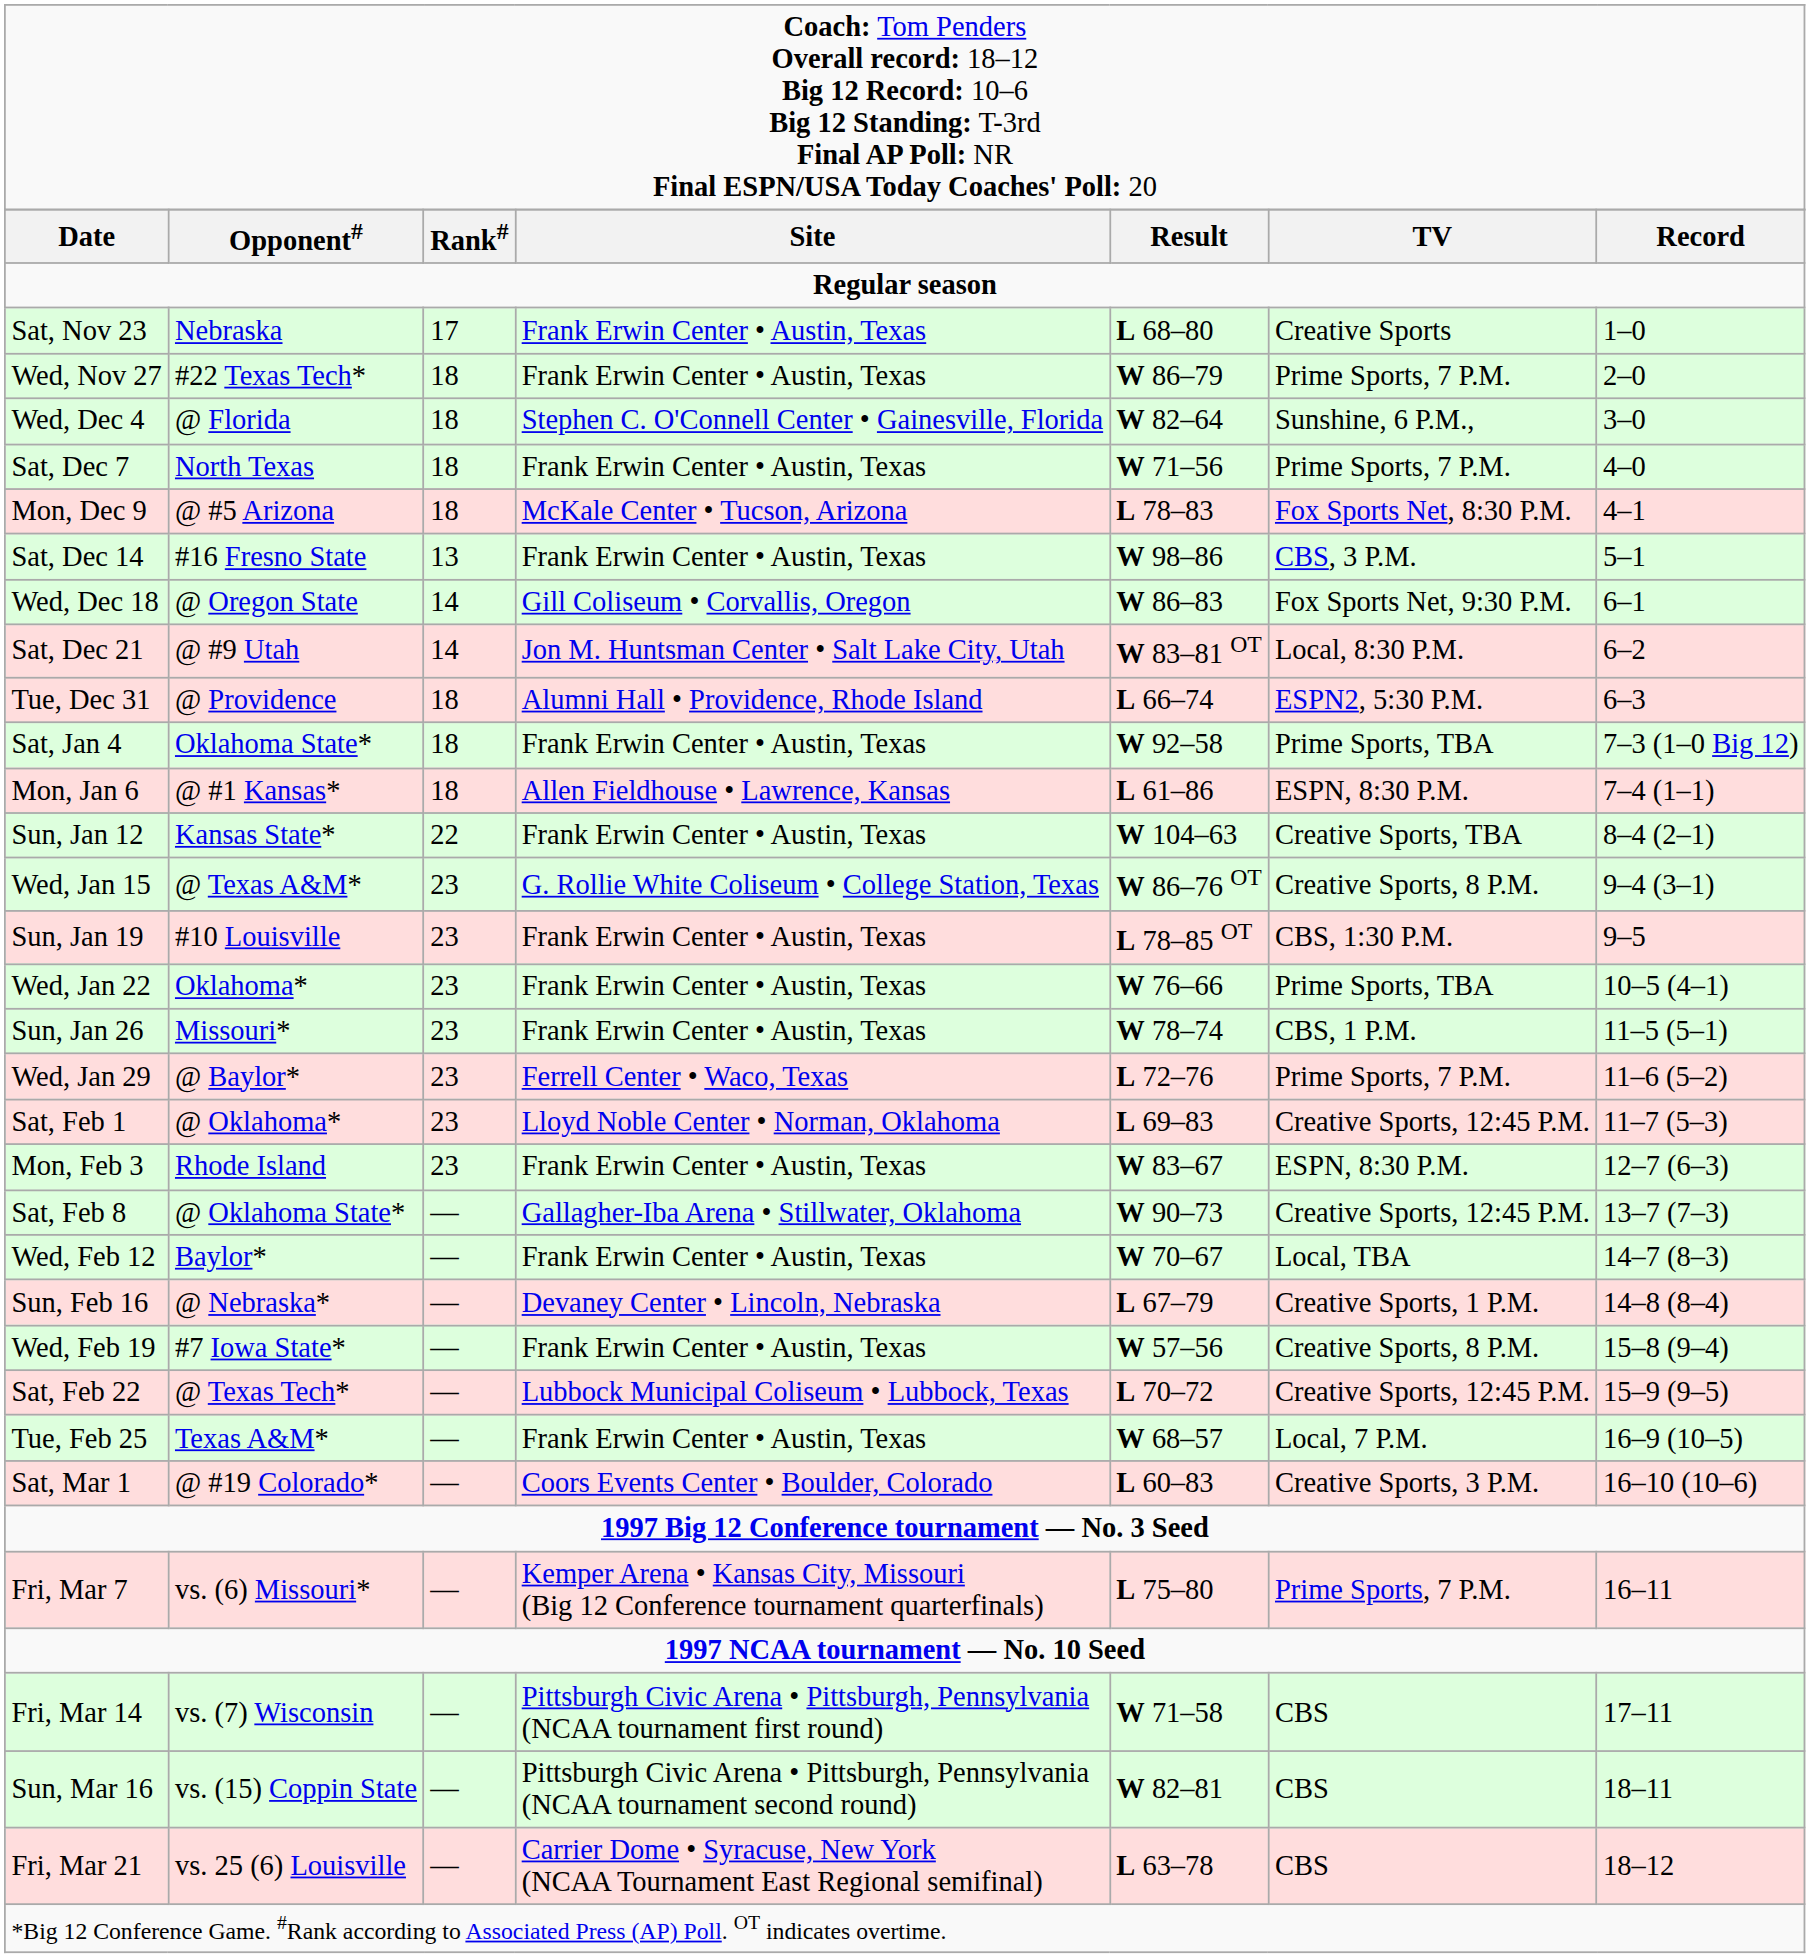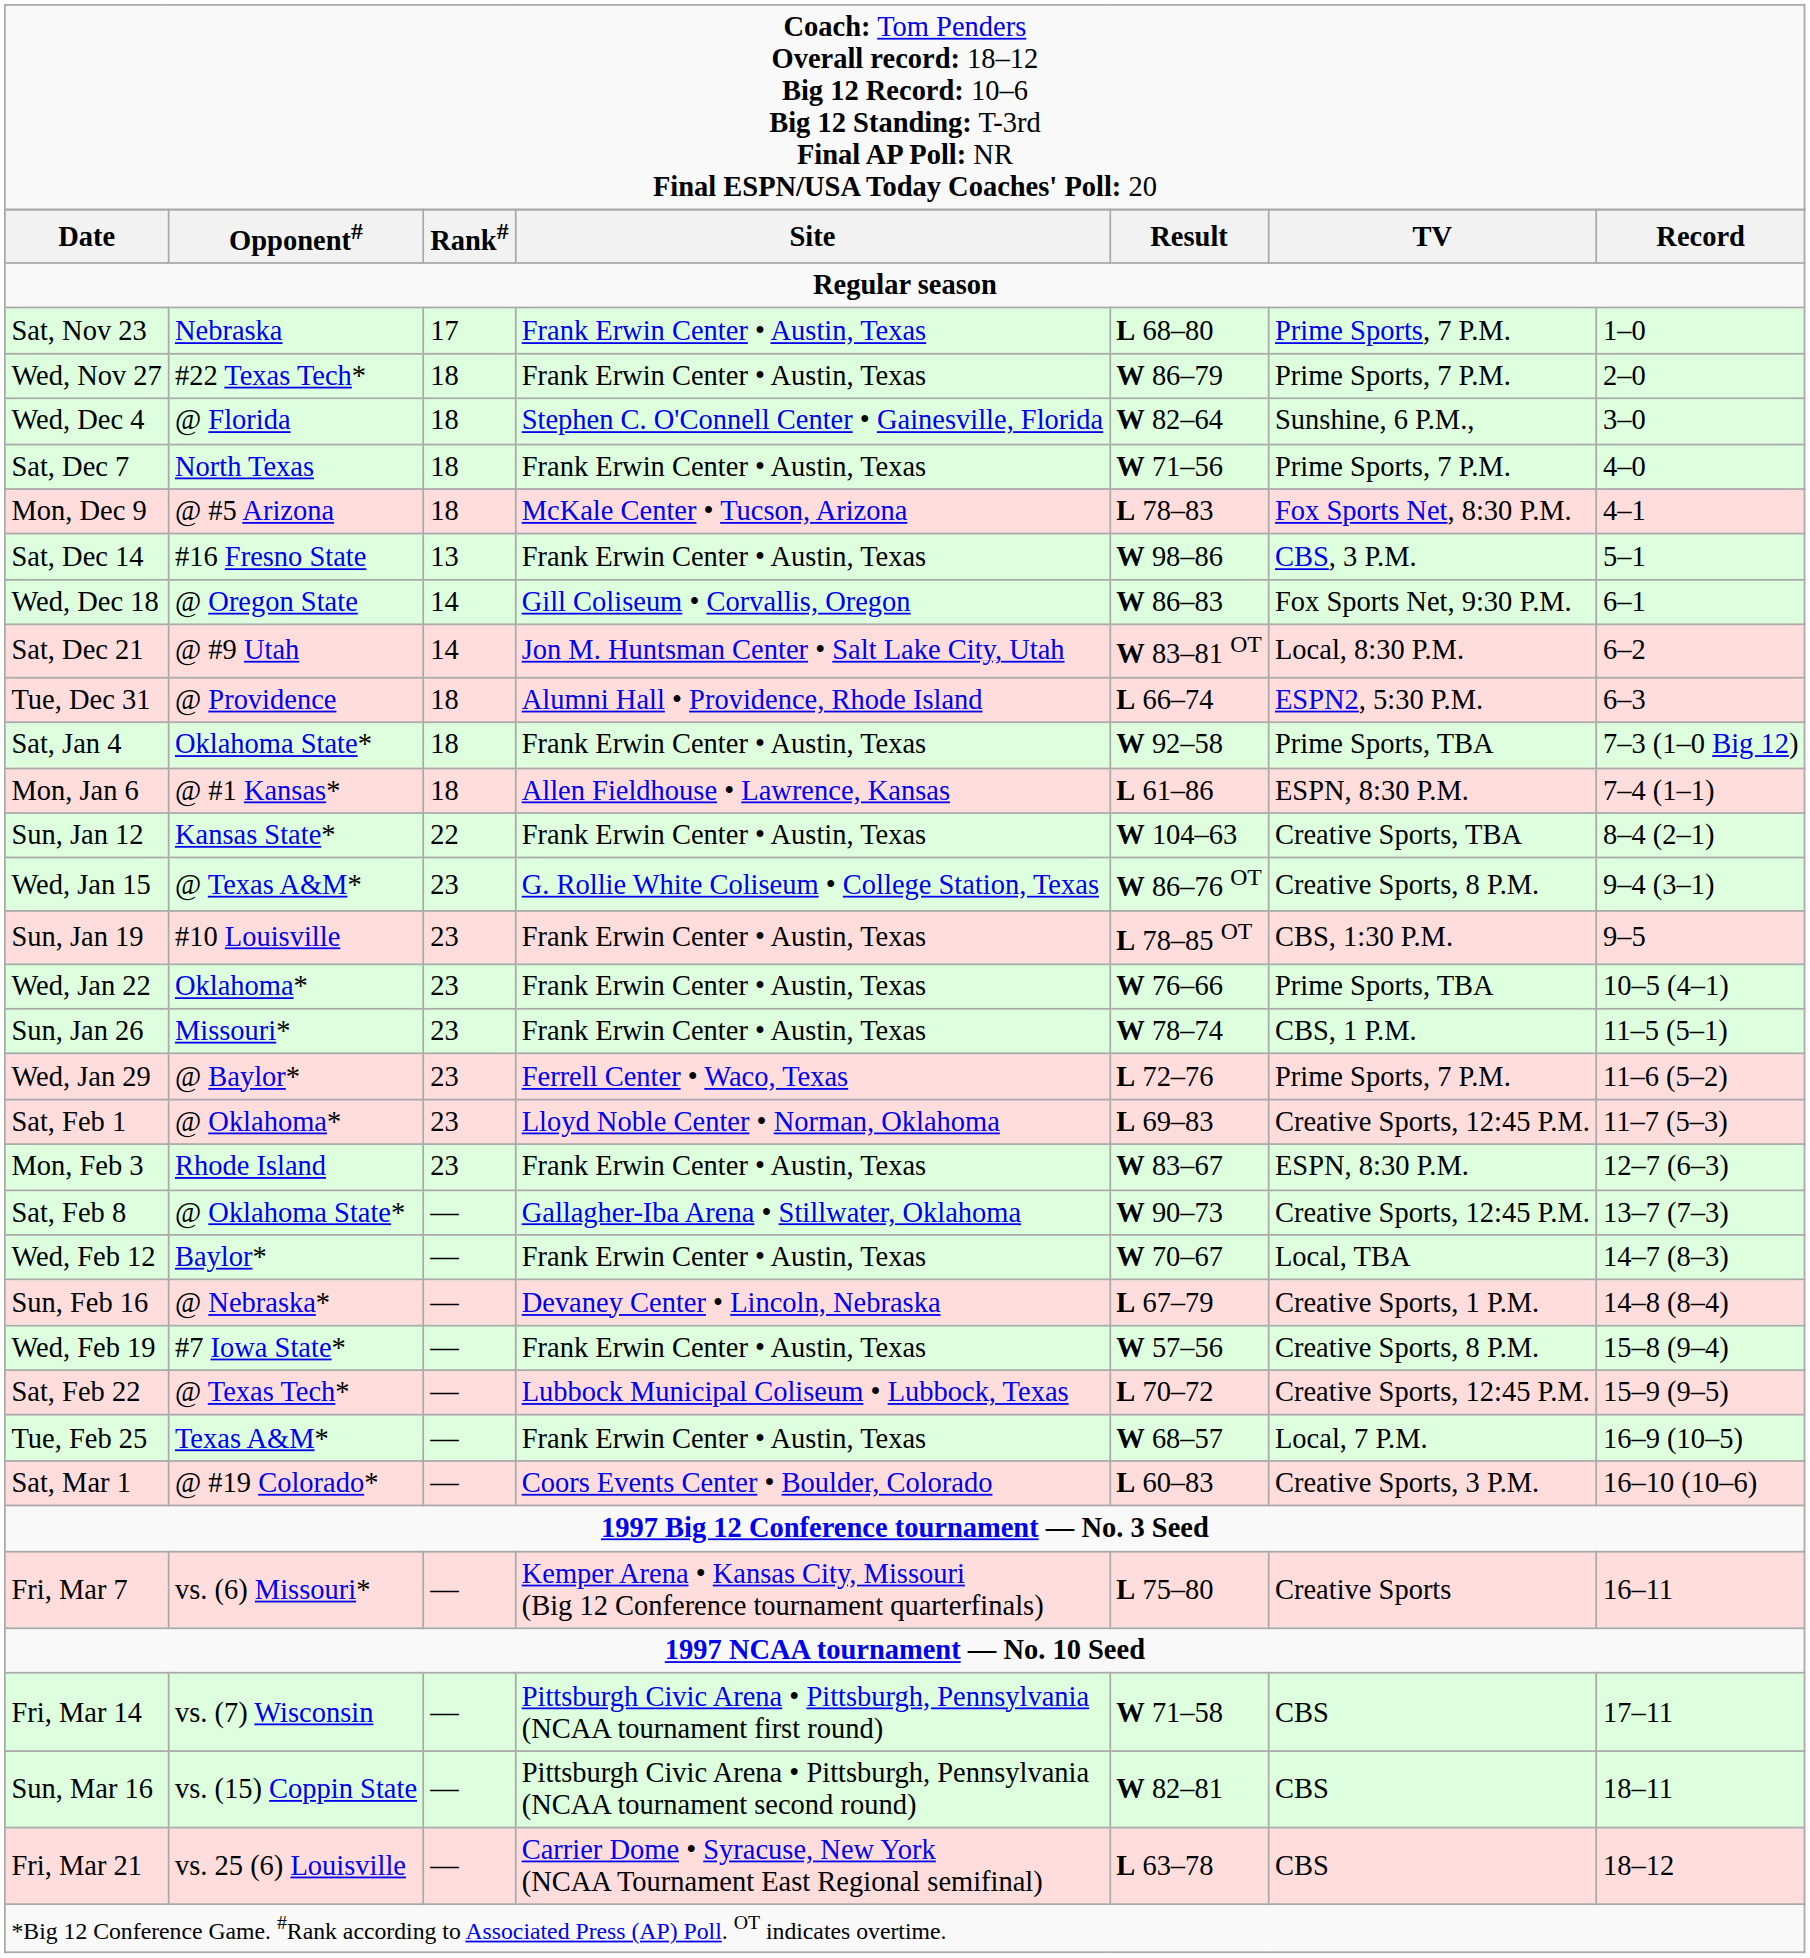(1363, 330) Creative Sports -> (1393, 330) Prime Sports, 7 P.M.
(1393, 1589) Prime Sports, 7 P.M. -> (1363, 1589) Creative Sports
